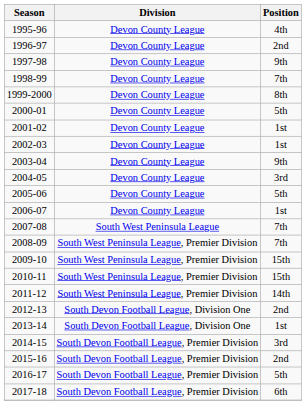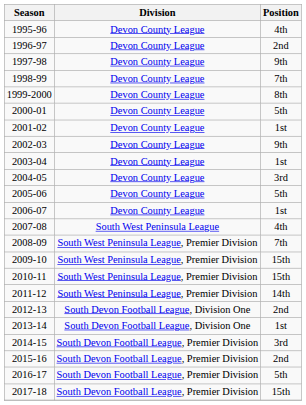(281, 144) 1st -> (281, 144) 9th
(281, 161) 9th -> (281, 161) 1st
(281, 227) 7th -> (281, 227) 4th
(281, 392) 6th -> (281, 392) 15th
